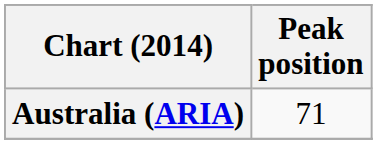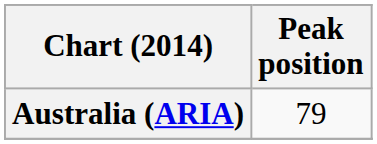(311, 113) 71 -> (311, 113) 79
